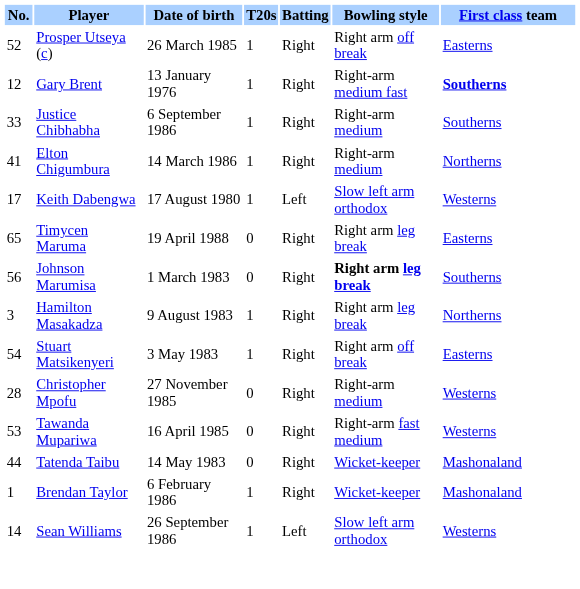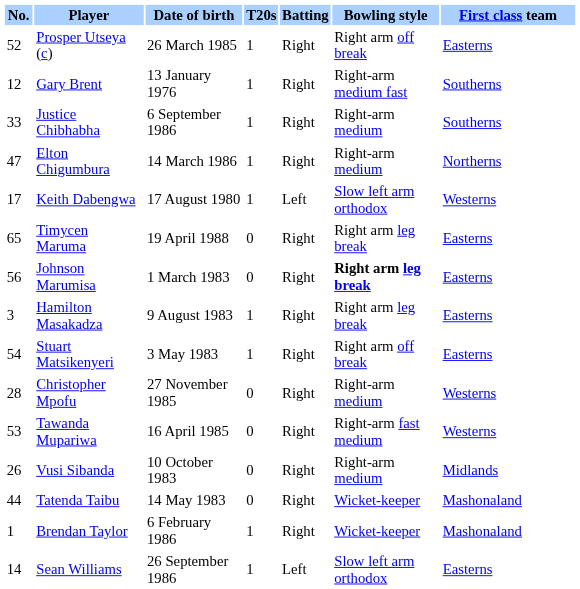(475, 84) bold -> (472, 84) normal
(14, 161) 41 -> (14, 161) 47
(472, 277) Southerns -> (468, 277) Easterns
(472, 315) Northerns -> (468, 315) Easterns
+ row: (75, 470)
(469, 531) Westerns -> (468, 569) Easterns
